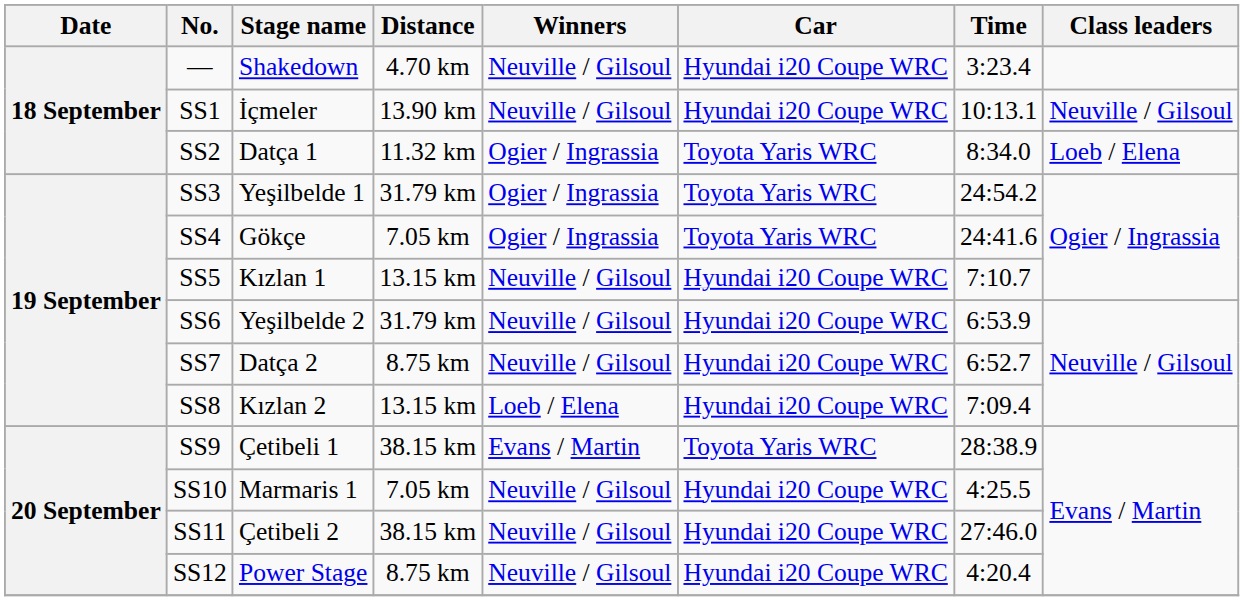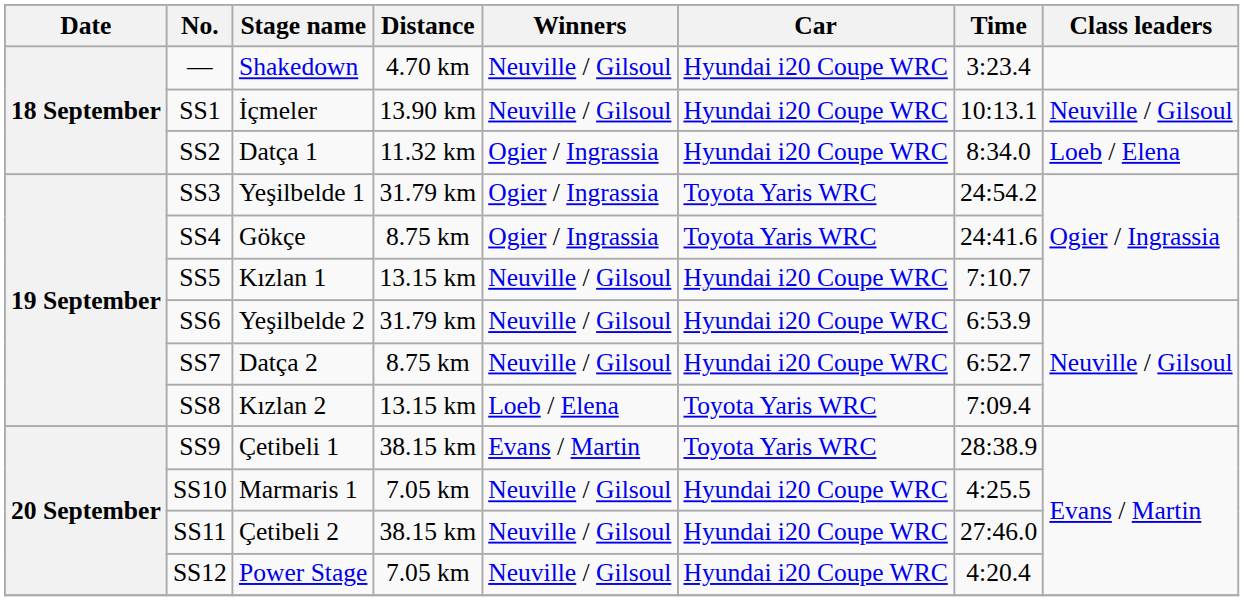(780, 151) Toyota Yaris WRC -> (816, 151) Hyundai i20 Coupe WRC
(428, 236) 7.05 km -> (428, 236) 8.75 km
(816, 404) Hyundai i20 Coupe WRC -> (780, 404) Toyota Yaris WRC
(428, 573) 8.75 km -> (428, 573) 7.05 km
